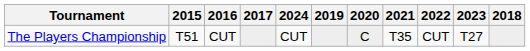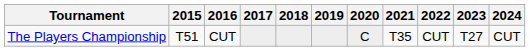columns swapped: (507, 15) <-> (294, 15)
